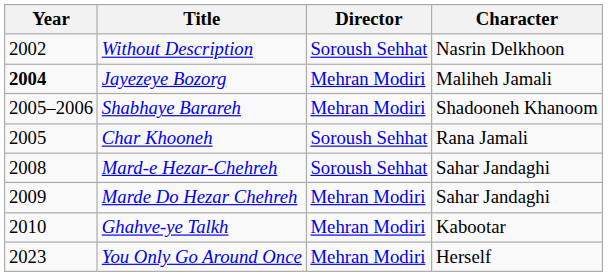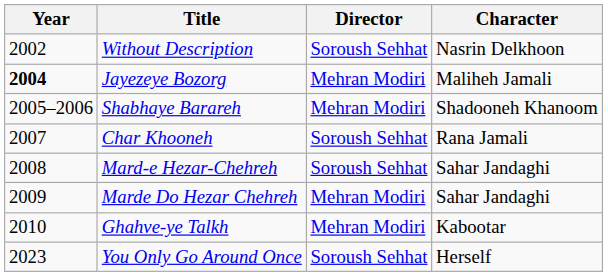(28, 138) 2005 -> (28, 138) 2007
(368, 256) Mehran Modiri -> (369, 256) Soroush Sehhat
